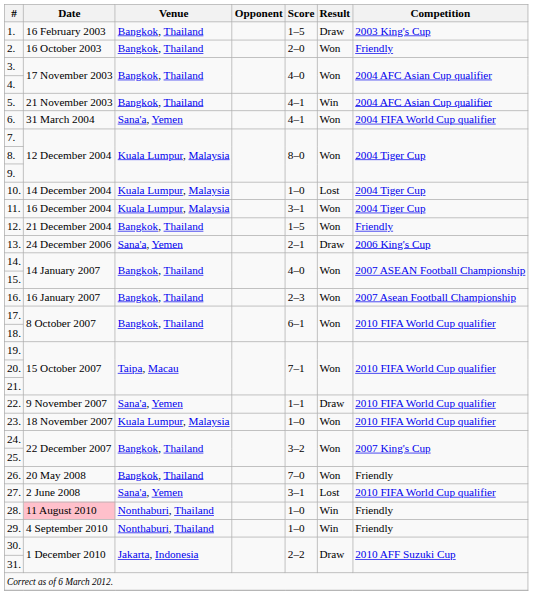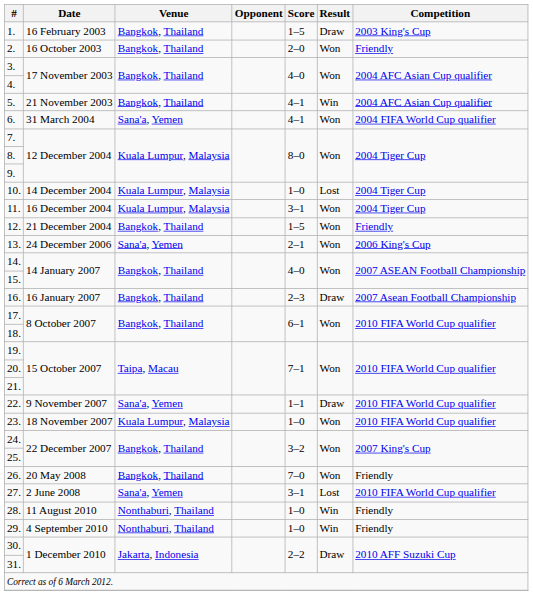(332, 244) Draw -> (330, 244) Won
(330, 297) Won -> (332, 297) Draw
(61, 510) pink background -> (61, 510) no background
